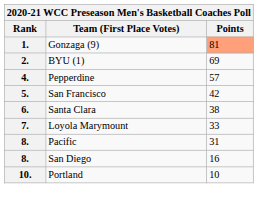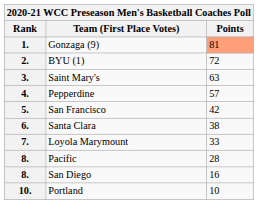(214, 61) 69 -> (214, 61) 72
+ row: (25, 77)
(214, 142) 31 -> (214, 158) 28
